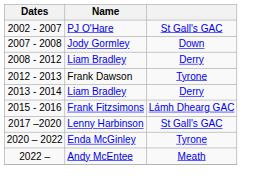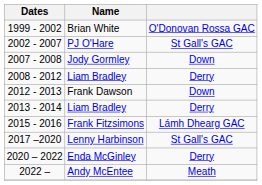+ row: (35, 28)
(192, 76) Tyrone -> (202, 92) Down
(192, 140) Tyrone -> (202, 156) Derry
